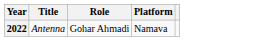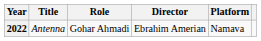+ column: (170, 12)
